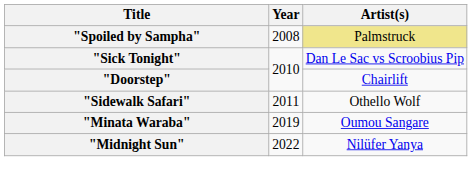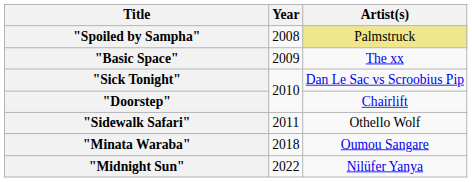+ row: (137, 58)
(286, 123) 2019 -> (286, 144) 2018
